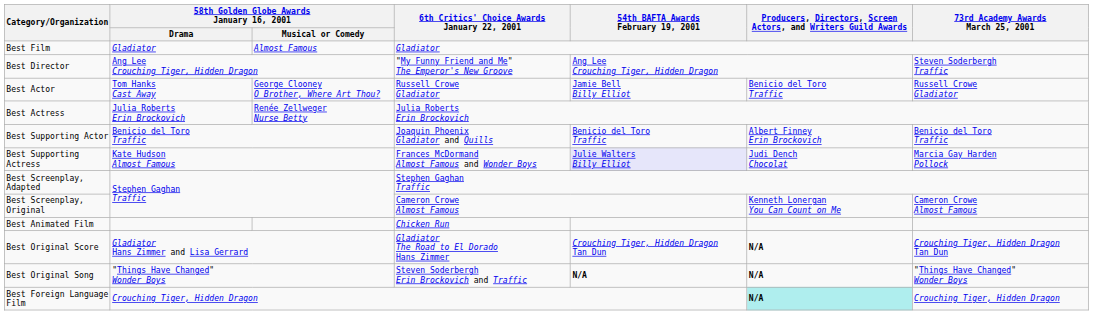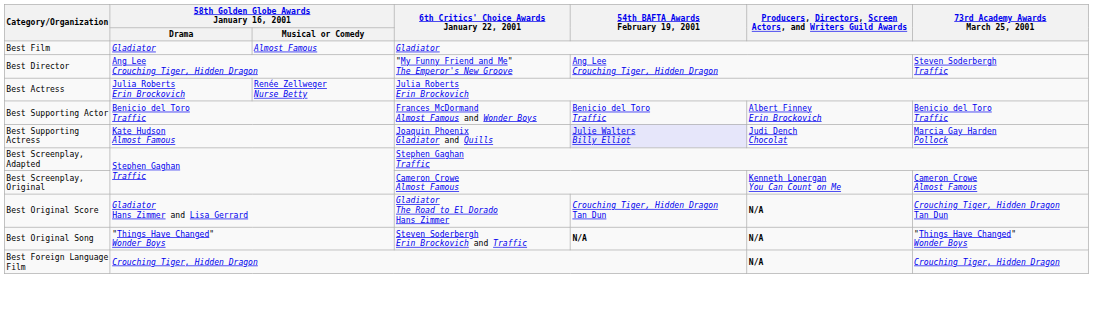- row: (31, 89)
(445, 136) Joaquin Phoenix Gladiator and Quills -> (466, 112) Frances McDormand Almost Famous and Wonder Boys
(466, 159) Frances McDormand Almost Famous and Wonder Boys -> (445, 136) Joaquin Phoenix Gladiator and Quills
- row: (50, 224)
(756, 298) paleturquoise background -> (756, 261) no background
